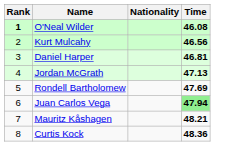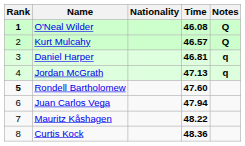+ column: (225, 12)
(196, 42) 46.56 -> (196, 42) 46.57
(18, 88) normal -> (18, 88) bold
(196, 88) 47.69 -> (196, 88) 47.60
(196, 103) lightgreen background -> (196, 103) no background
(196, 118) 48.21 -> (196, 118) 48.22
